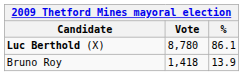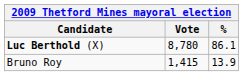(183, 62) 1,418 -> (183, 62) 1,415
